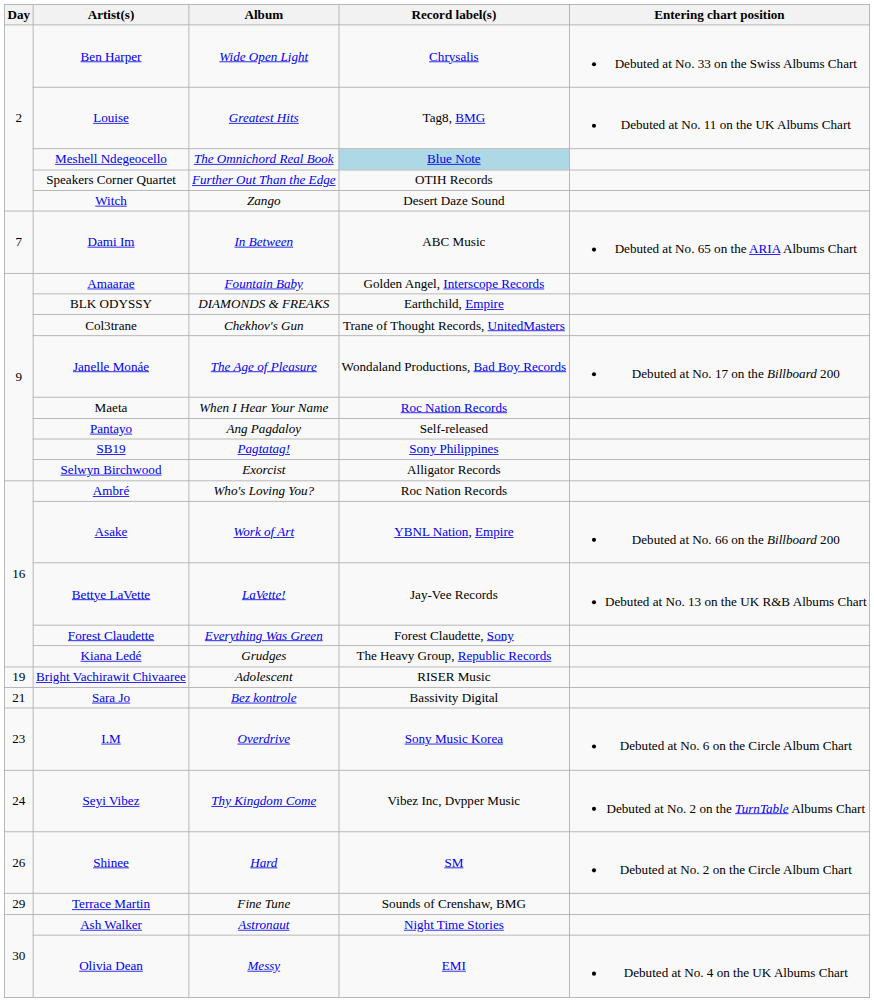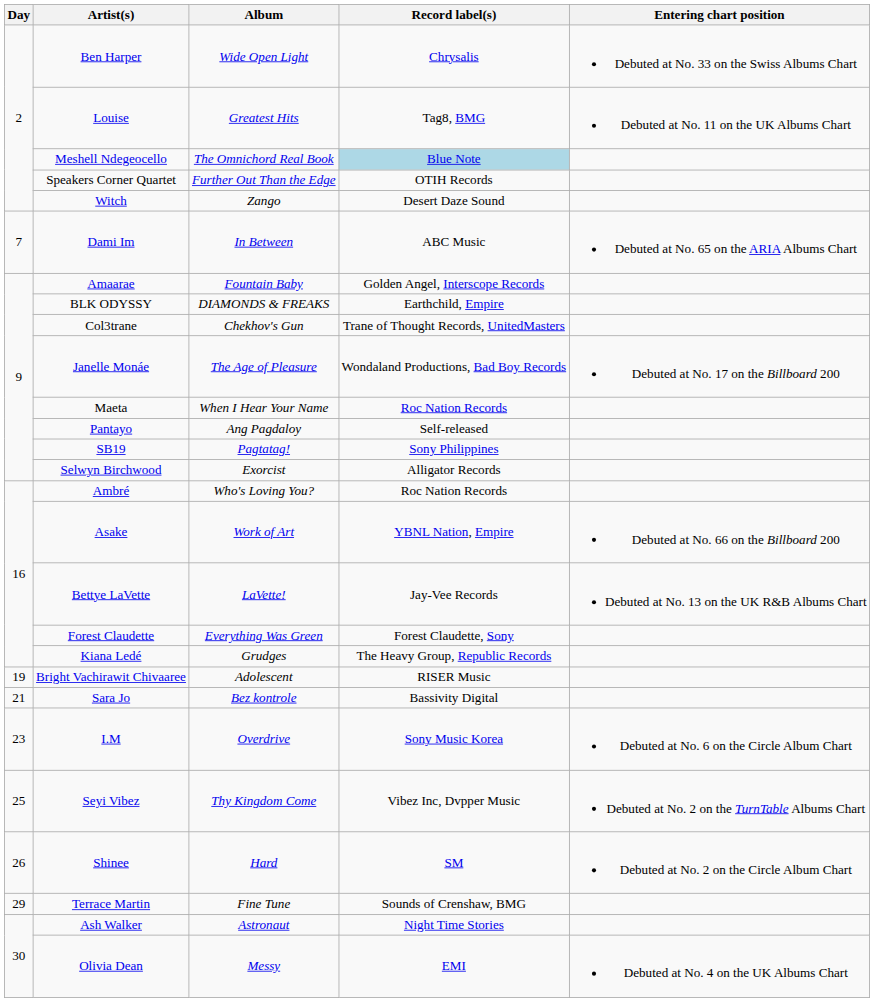(19, 800) 24 -> (19, 800) 25
